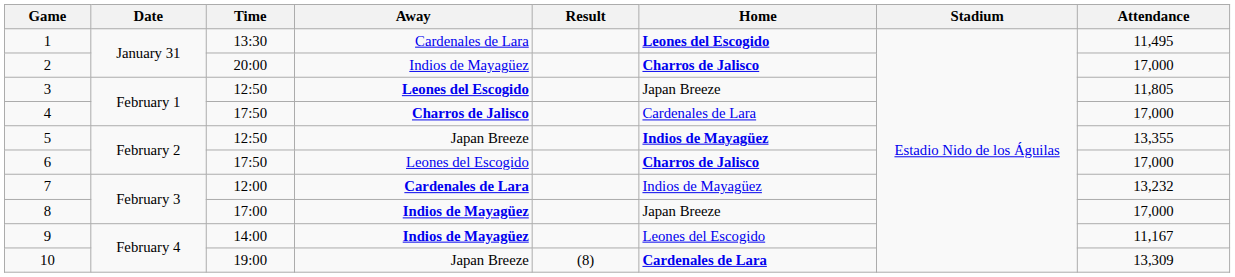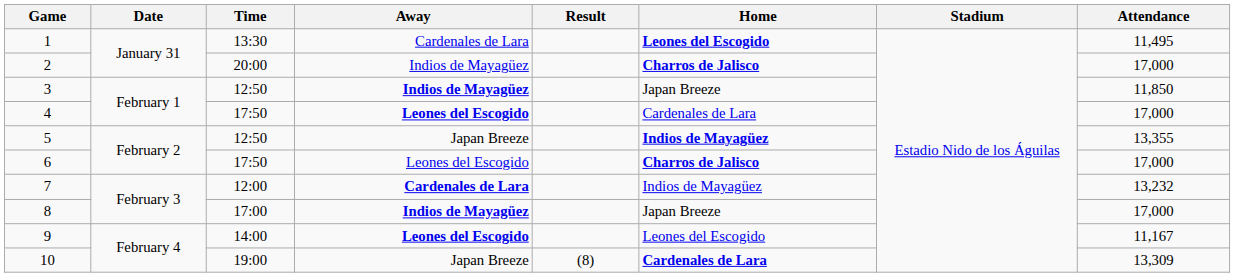(465, 89) Leones del Escogido -> (466, 89) Indios de Mayagüez
(1153, 89) 11,805 -> (1153, 89) 11,850
(470, 114) Charros de Jalisco -> (465, 114) Leones del Escogido
(466, 235) Indios de Mayagüez -> (465, 235) Leones del Escogido
